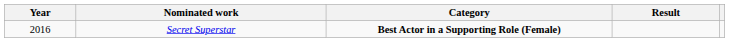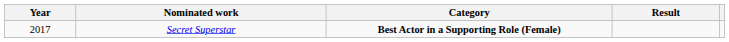(40, 29) 2016 -> (40, 29) 2017
